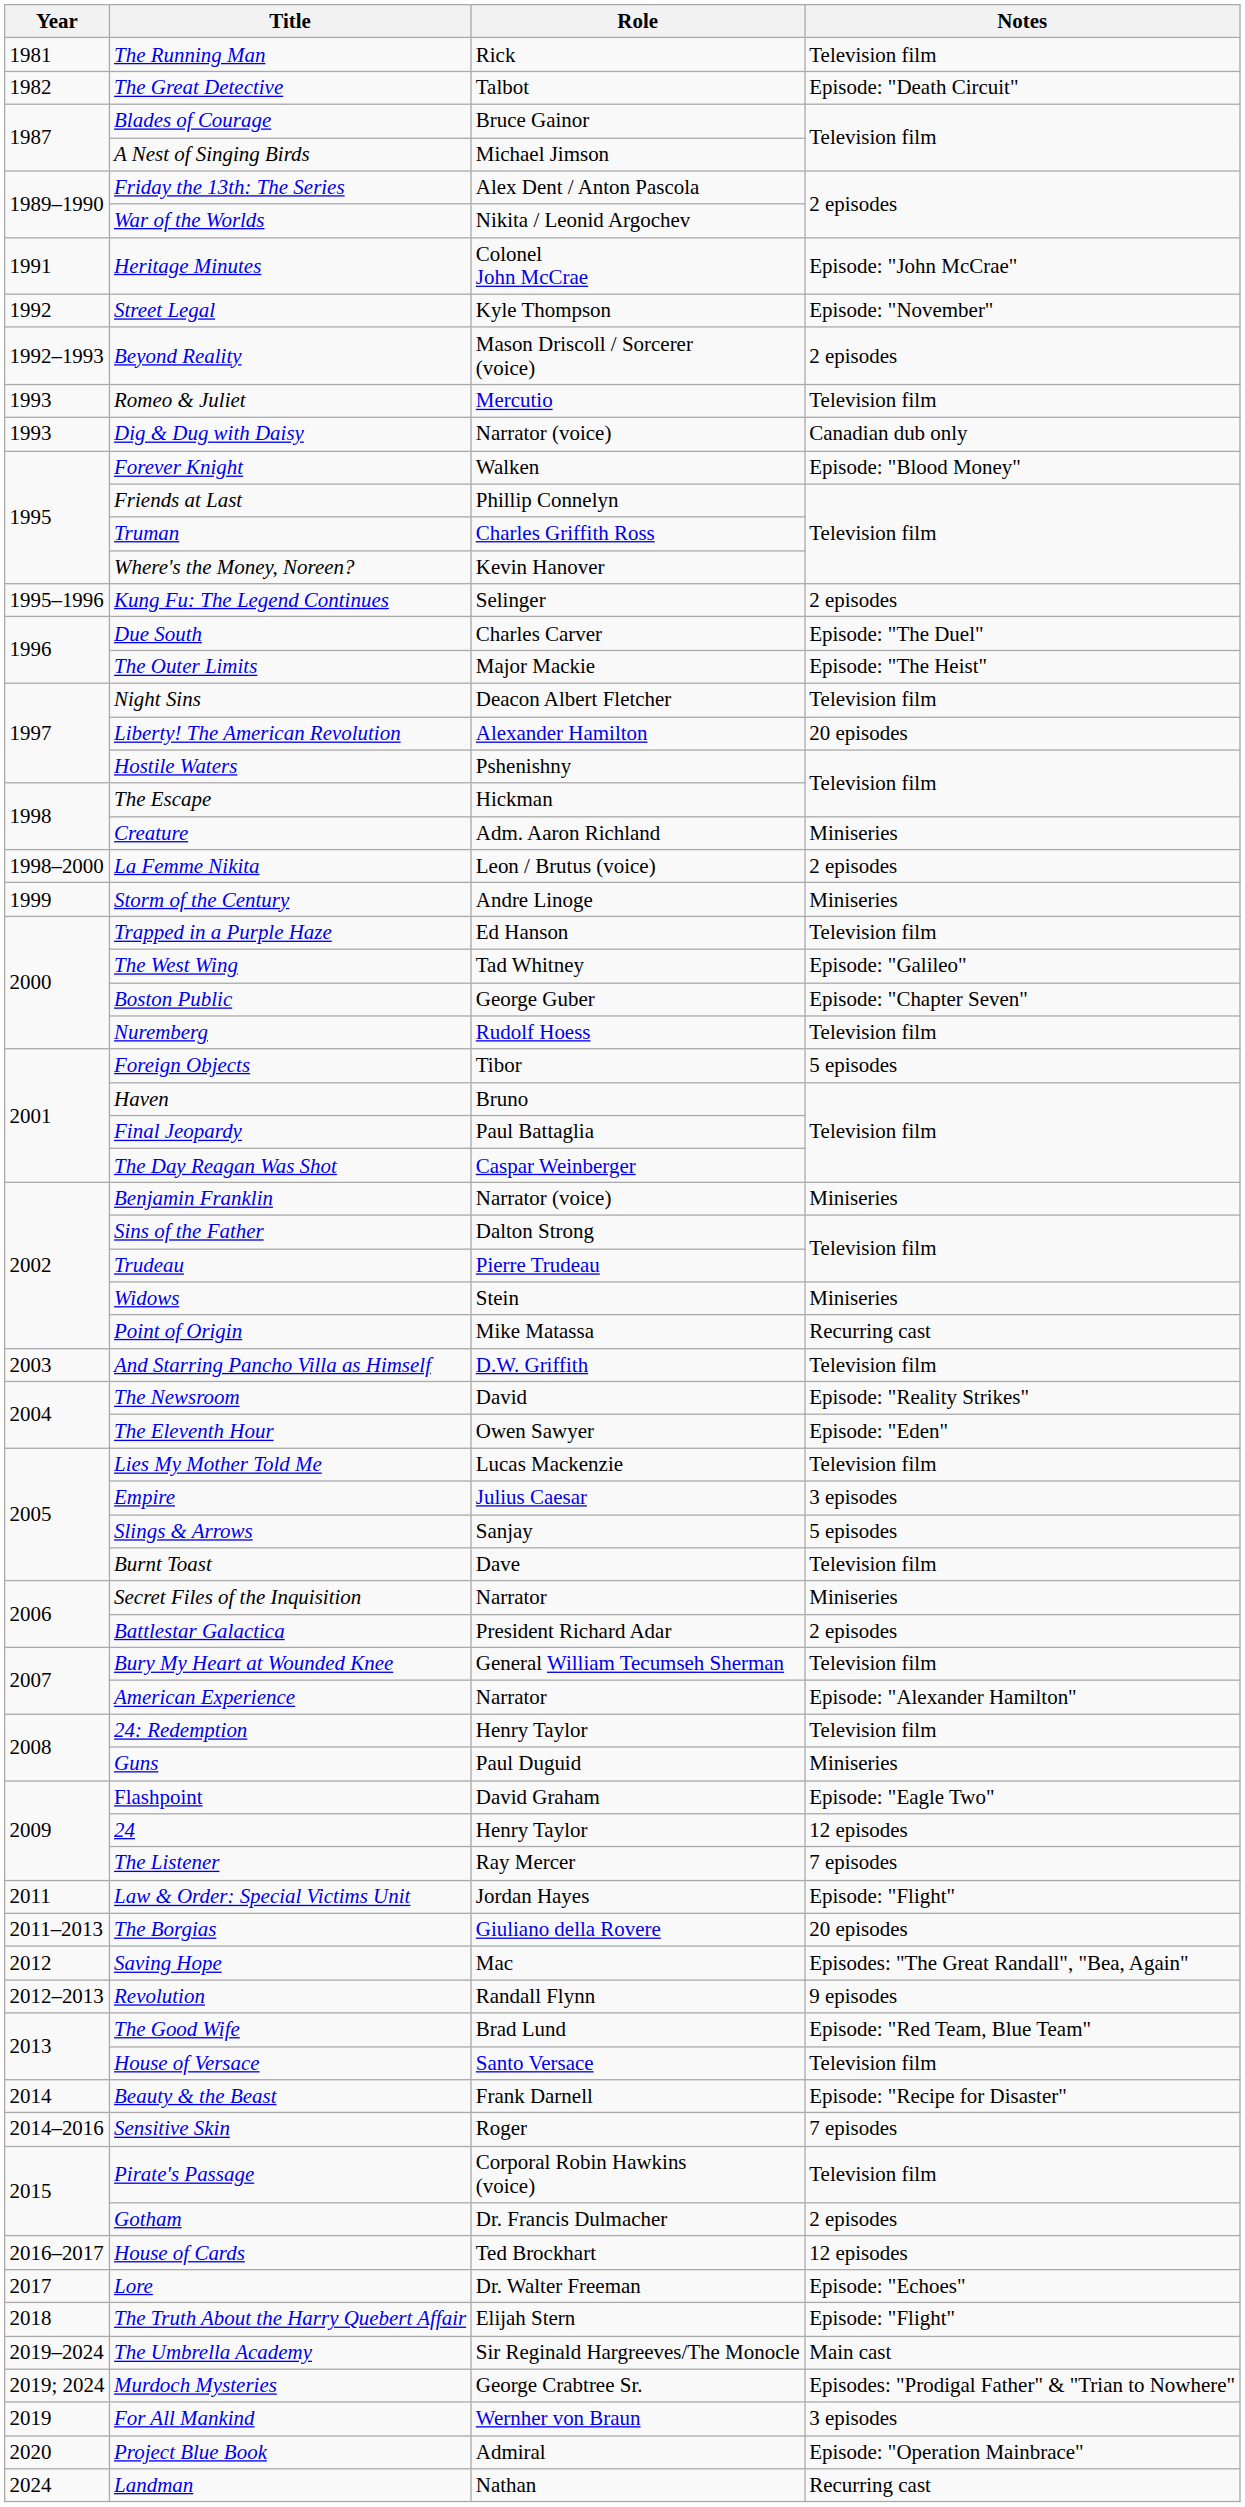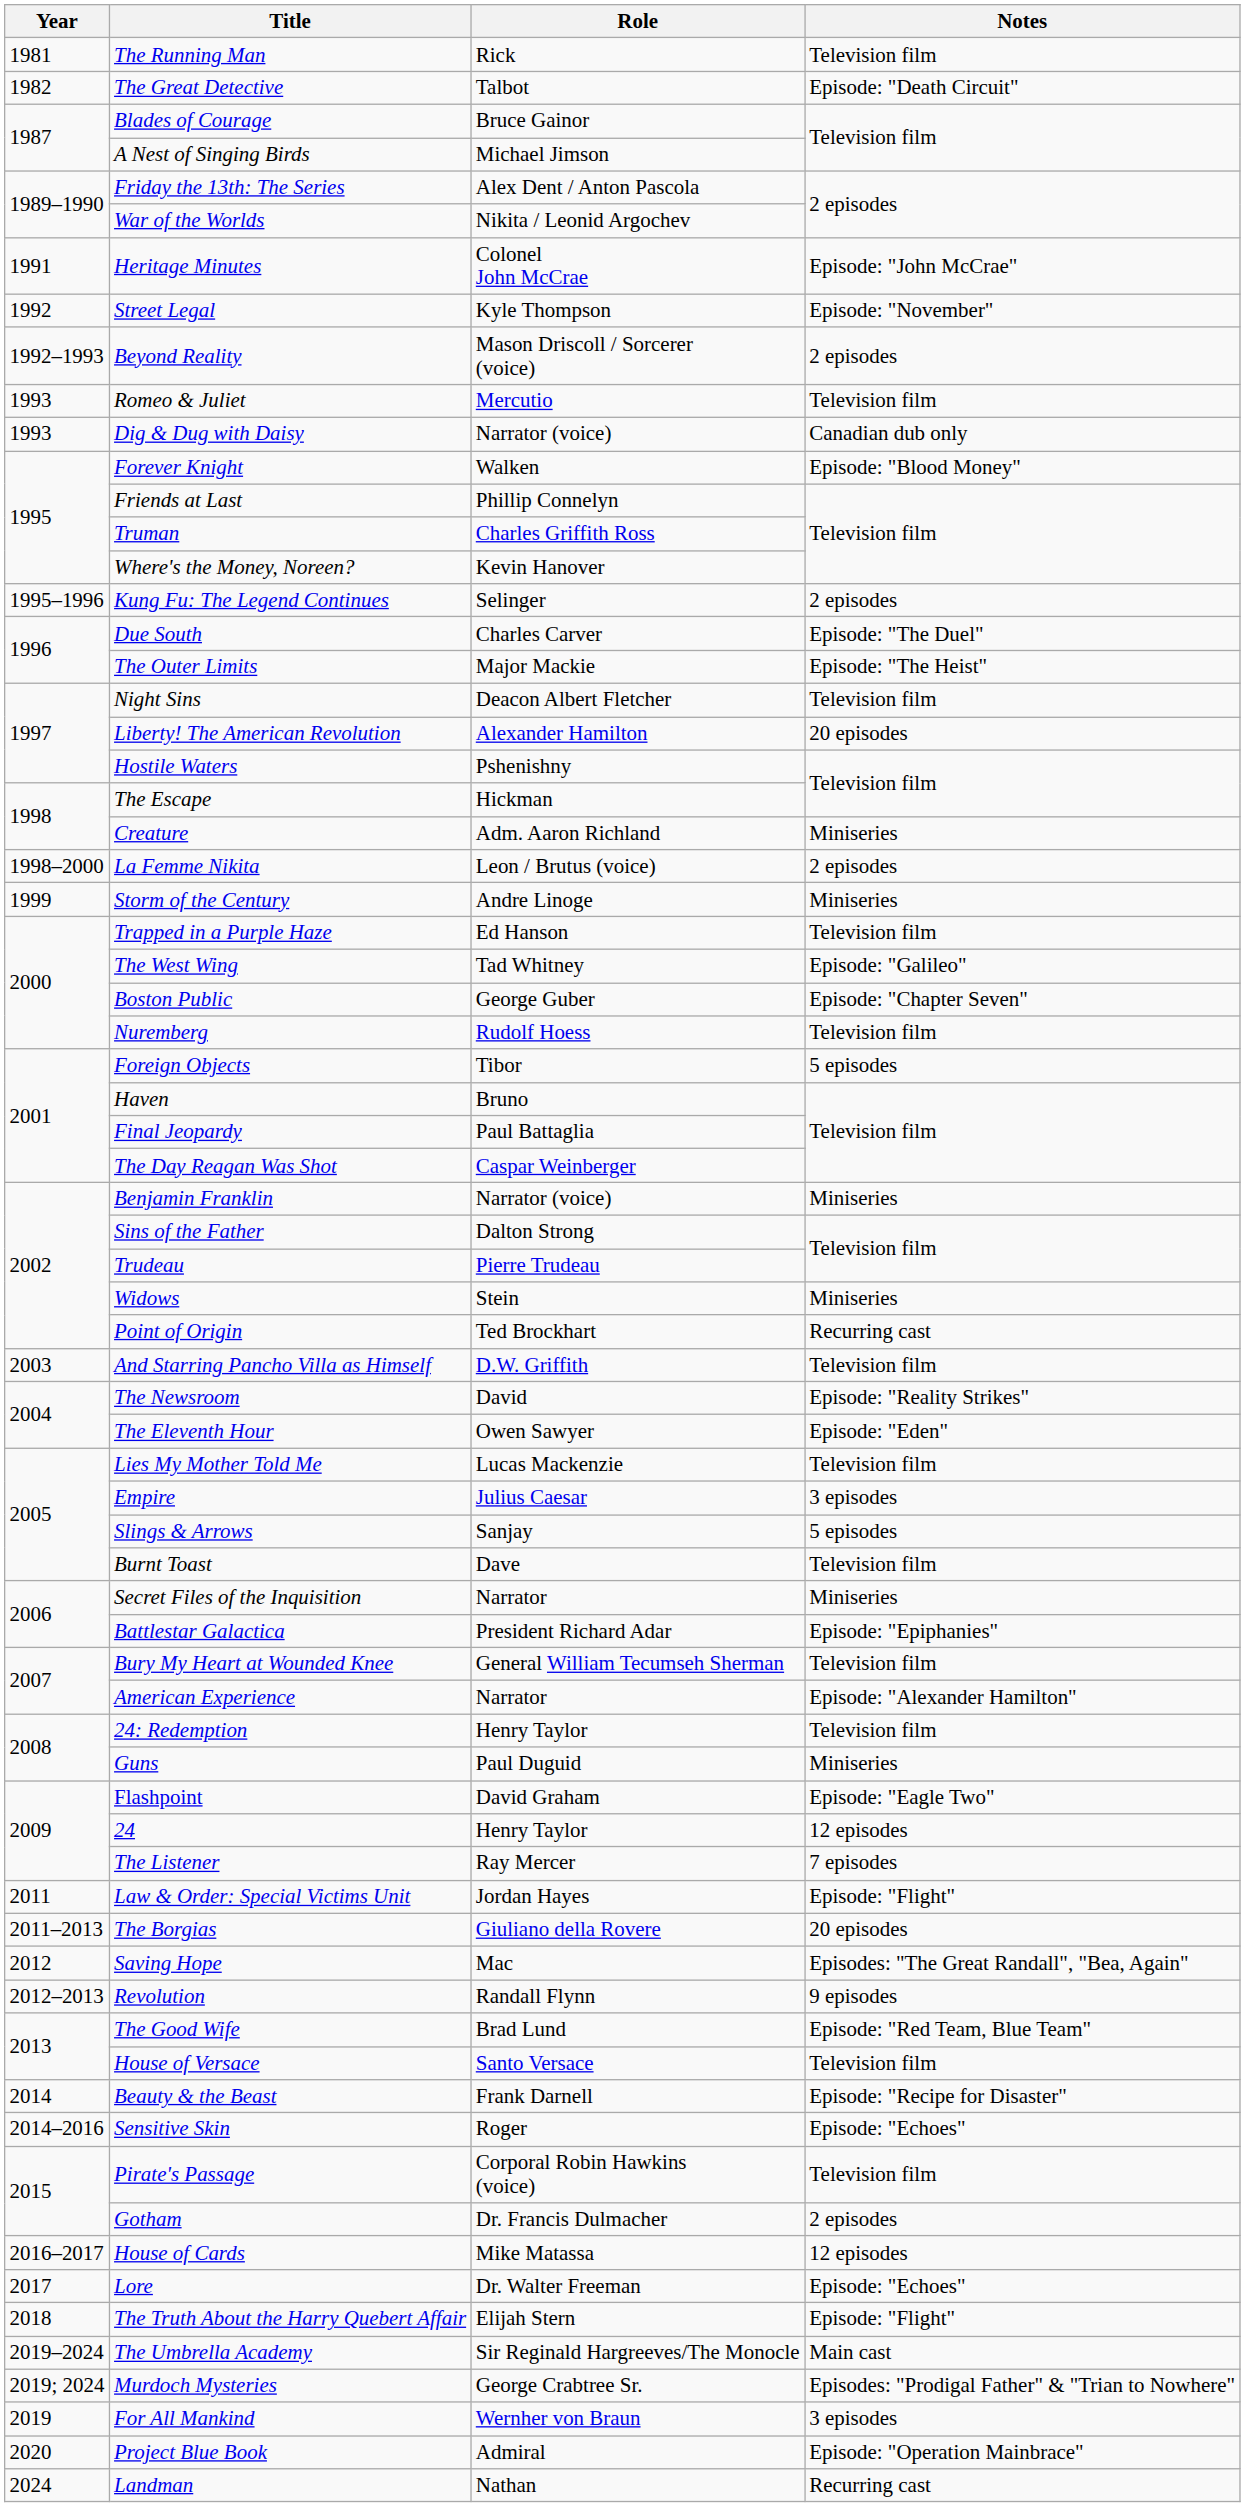(535, 1331) Mike Matassa -> (536, 1331) Ted Brockhart
(853, 1630) 2 episodes -> (904, 1630) Episode: "Epiphanies"
(853, 2129) 7 episodes -> (887, 2129) Episode: "Echoes"
(536, 2252) Ted Brockhart -> (535, 2252) Mike Matassa
